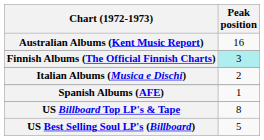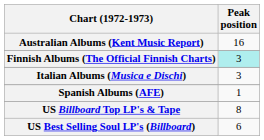(239, 76) 2 -> (239, 76) 3
(239, 127) 5 -> (239, 127) 6
